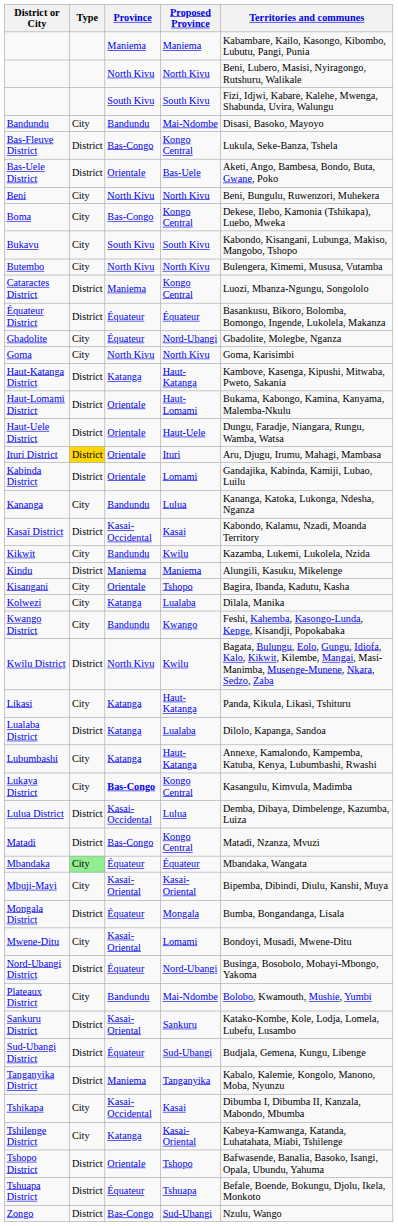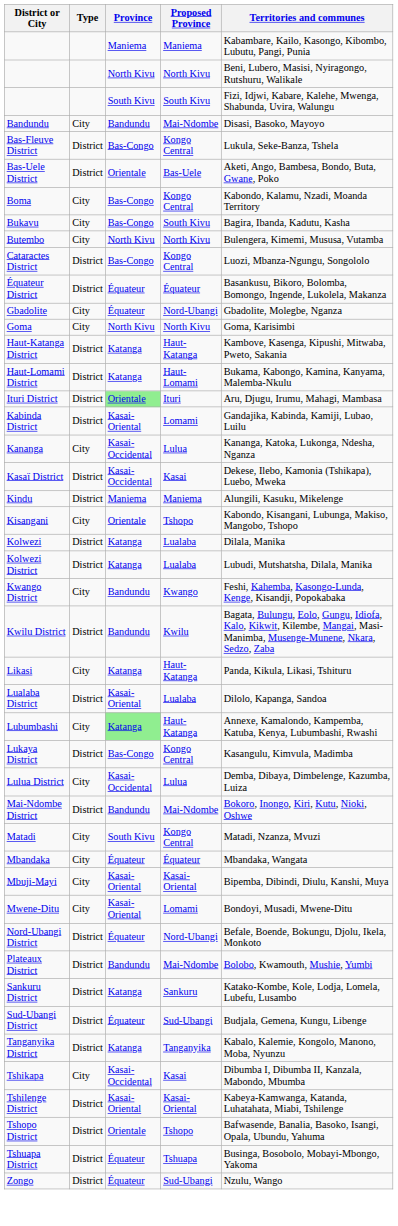- row: (16, 195)
(297, 217) Dekese, Ilebo, Kamonia (Tshikapa), Luebo, Mweka -> (295, 201) Kabondo, Kalamu, Nzadi, Moanda Territory
(131, 245) South Kivu -> (131, 223) Bas-Congo
(305, 245) Kabondo, Kisangani, Lubunga, Makiso, Mangobo, Tshopo -> (287, 223) Bagira, Ibanda, Kadutu, Kasha
(127, 289) Maniema -> (131, 261) Bas-Congo
(126, 404) Orientale -> (125, 377) Katanga
- row: (28, 432)
(87, 454) gold background -> (88, 399) no background
(126, 454) no background -> (127, 399) lightgreen background
(126, 476) Orientale -> (124, 421) Kasai-Oriental
(128, 504) Bandundu -> (130, 448) Kasai-Occidental
(295, 532) Kabondo, Kalamu, Nzadi, Moanda Territory -> (298, 476) Dekese, Ilebo, Kamonia (Tshikapa), Luebo, Mweka
- row: (21, 554)
(286, 586) Bagira, Ibanda, Kadutu, Kasha -> (306, 520) Kabondo, Kisangani, Lubunga, Makiso, Mangobo, Tshopo
(81, 602) City -> (88, 542) District
+ row: (24, 564)
(131, 664) North Kivu -> (129, 631) Bandundu
(124, 731) Katanga -> (124, 698) Kasai-Oriental
(124, 759) no background -> (125, 726) lightgreen background
(81, 786) City -> (88, 754) District
(131, 786) bold -> (131, 754) normal
(87, 814) District -> (81, 782) City
+ row: (34, 809)
(87, 842) District -> (81, 837) City
(130, 842) Bas-Congo -> (131, 837) South Kivu
(81, 864) lightgreen background -> (81, 859) no background
- row: (25, 914)
(301, 969) Businga, Bosobolo, Mobayi-Mbongo, Yakoma -> (305, 937) Befale, Boende, Bokungu, Djolu, Ikela, Monkoto
(81, 997) City -> (88, 964) District
(124, 1025) Kasai-Oriental -> (125, 992) Katanga
(127, 1080) Maniema -> (125, 1048) Katanga
(81, 1136) City -> (88, 1103) District
(124, 1136) Katanga -> (124, 1103) Kasai-Oriental
(304, 1191) Befale, Boende, Bokungu, Djolu, Ikela, Monkoto -> (301, 1159) Businga, Bosobolo, Mobayi-Mbongo, Yakoma
(130, 1213) Bas-Congo -> (126, 1181) Équateur
